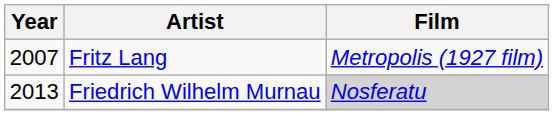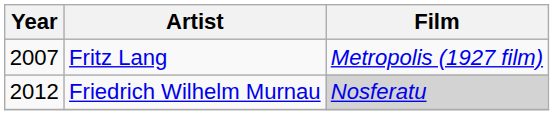(34, 92) 2013 -> (34, 92) 2012
